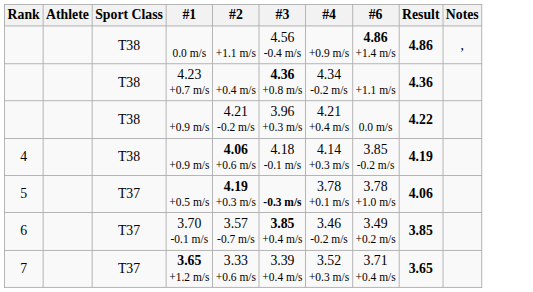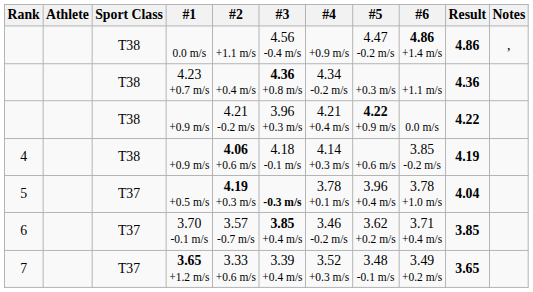+ column: (376, 15)
(421, 194) 4.06 -> (467, 194) 4.04
(376, 231) 3.49 +0.2 m/s -> (422, 231) 3.71 +0.4 m/s
(376, 268) 3.71 +0.4 m/s -> (422, 268) 3.49 +0.2 m/s
